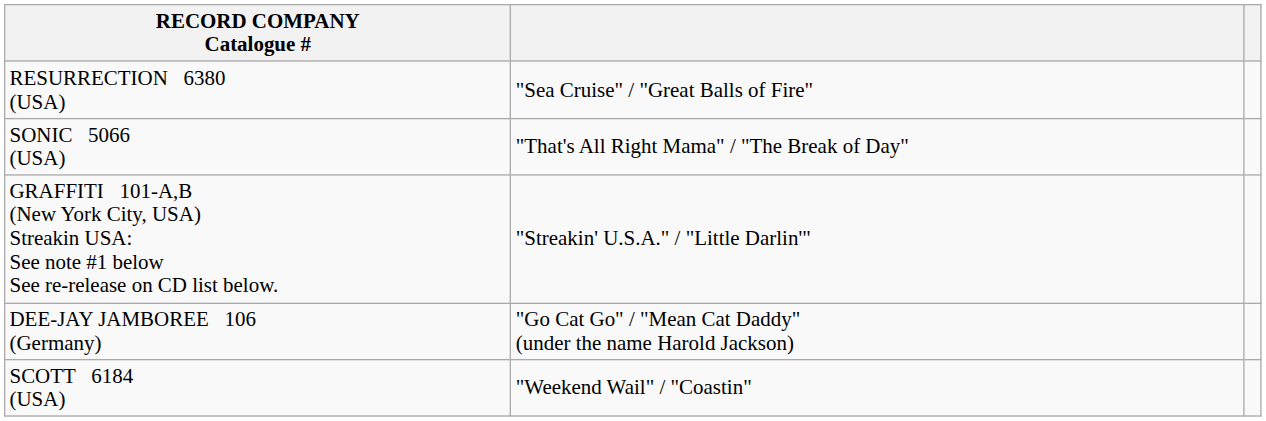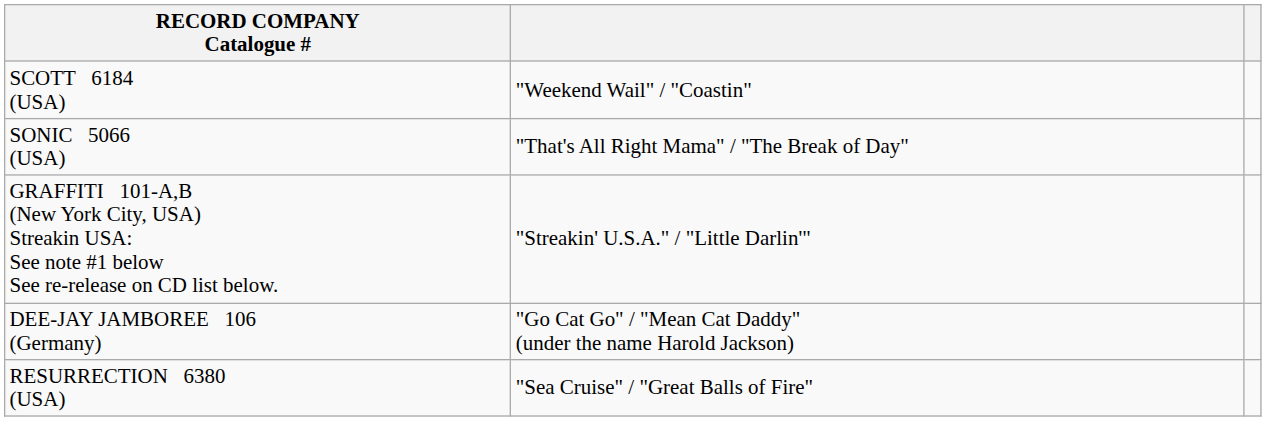rows swapped: (71, 387) <-> (117, 89)
